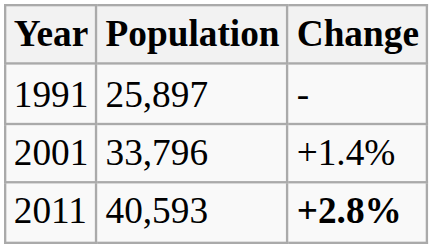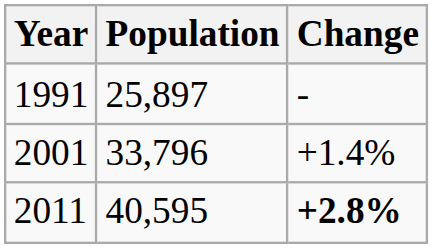(157, 211) 40,593 -> (157, 211) 40,595
